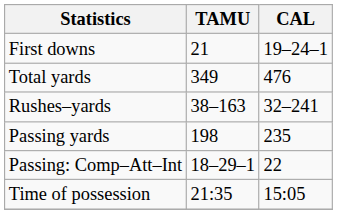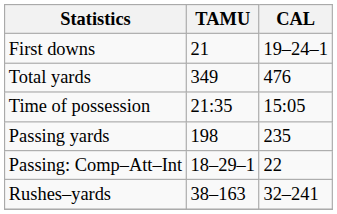rows swapped: (60, 106) <-> (80, 194)
